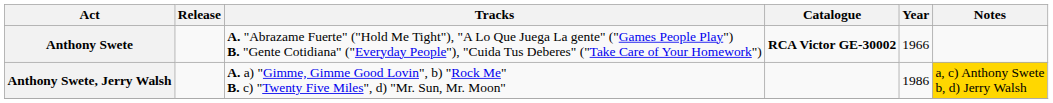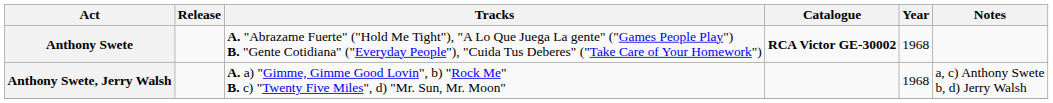(916, 44) 1966 -> (916, 44) 1968
(916, 80) 1986 -> (916, 80) 1968
(990, 80) gold background -> (990, 80) no background
